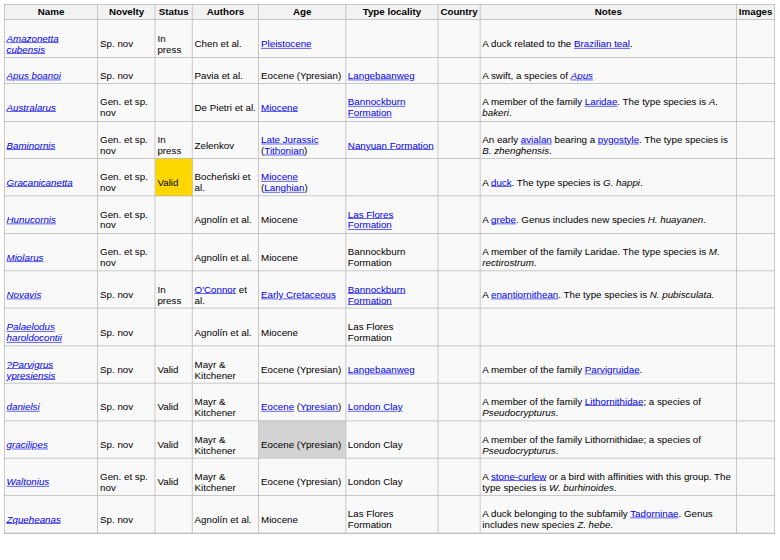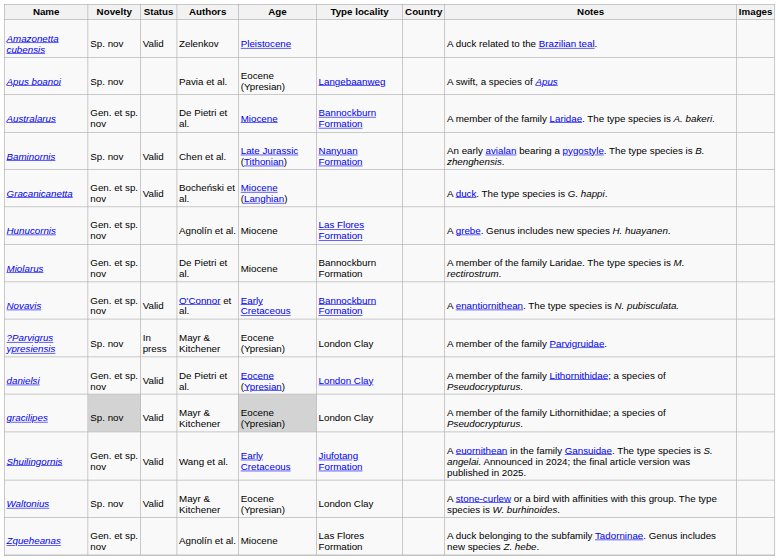(169, 44) In press -> (153, 44) Valid
(218, 44) Chen et al. -> (199, 44) Zelenkov
(124, 145) Gen. et sp. nov -> (107, 156) Sp. nov
(169, 145) In press -> (153, 156) Valid
(214, 145) Zelenkov -> (203, 156) Chen et al.
(168, 182) gold background -> (153, 193) no background
(223, 257) Agnolín et al. -> (203, 268) De Pietri et al.
(117, 295) Sp. nov -> (114, 306) Gen. et sp. nov
(169, 295) In press -> (153, 306) Valid
- row: (34, 332)
(168, 370) Valid -> (155, 343) In press
(381, 370) Langebaanweg -> (346, 343) London Clay
(117, 407) Sp. nov -> (114, 381) Gen. et sp. nov
(215, 407) Mayr & Kitchener -> (203, 381) De Pietri et al.
(117, 445) no background -> (107, 418) lightgrey background
+ row: (34, 461)
(124, 482) Gen. et sp. nov -> (107, 504) Sp. nov
(117, 519) Sp. nov -> (114, 541) Gen. et sp. nov
